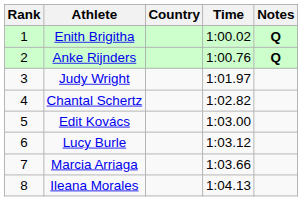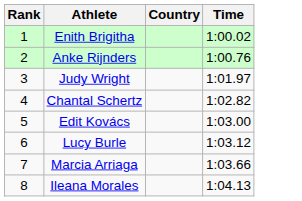- column: (276, 15)
